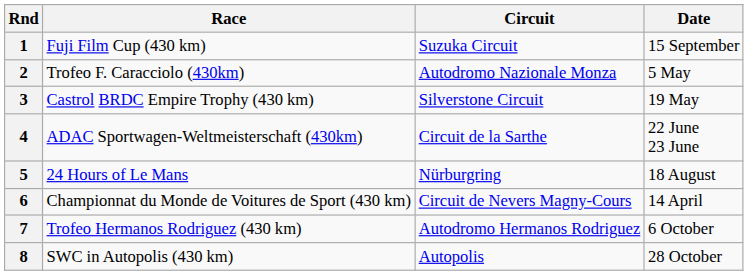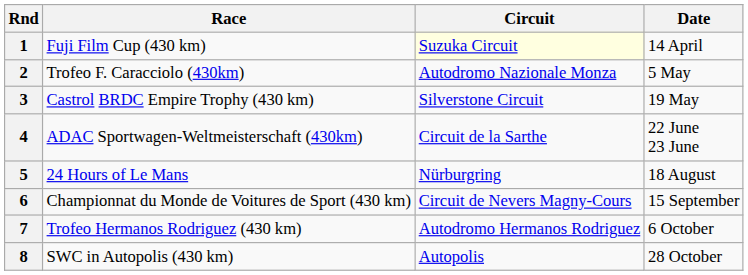(468, 45) no background -> (468, 45) lightyellow background
(694, 45) 15 September -> (675, 45) 14 April
(675, 201) 14 April -> (694, 201) 15 September
